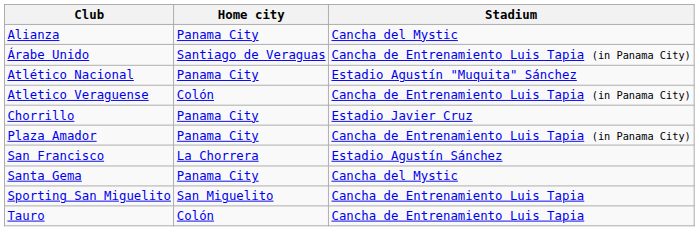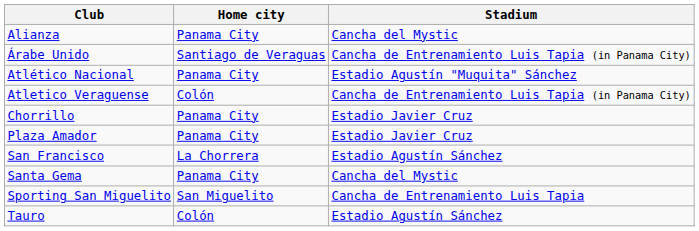(511, 135) Cancha de Entrenamiento Luis Tapia (in Panama City) -> (402, 135) Estadio Javier Cruz
(458, 216) Cancha de Entrenamiento Luis Tapia -> (417, 216) Estadio Agustín Sánchez
